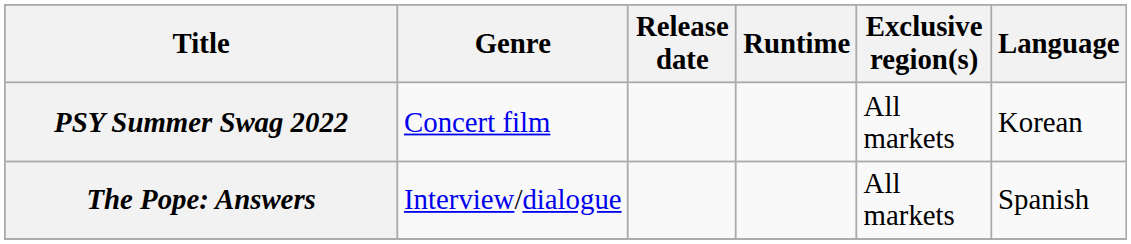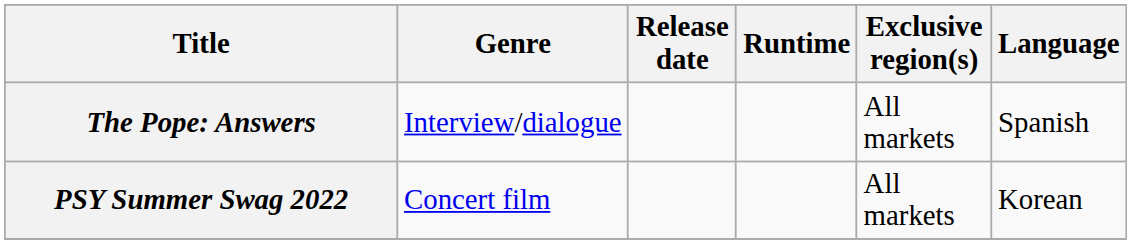rows swapped: (201, 199) <-> (201, 121)
